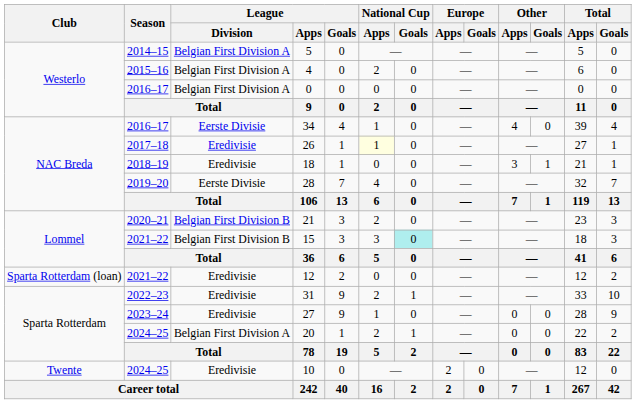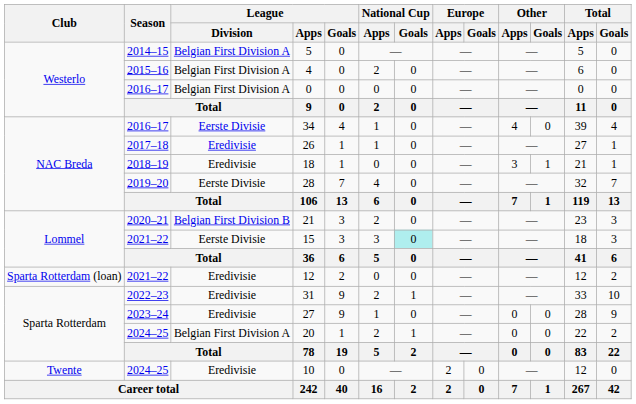(377, 145) lightyellow background -> (377, 145) no background
(232, 239) Belgian First Division B -> (232, 239) Eerste Divisie
